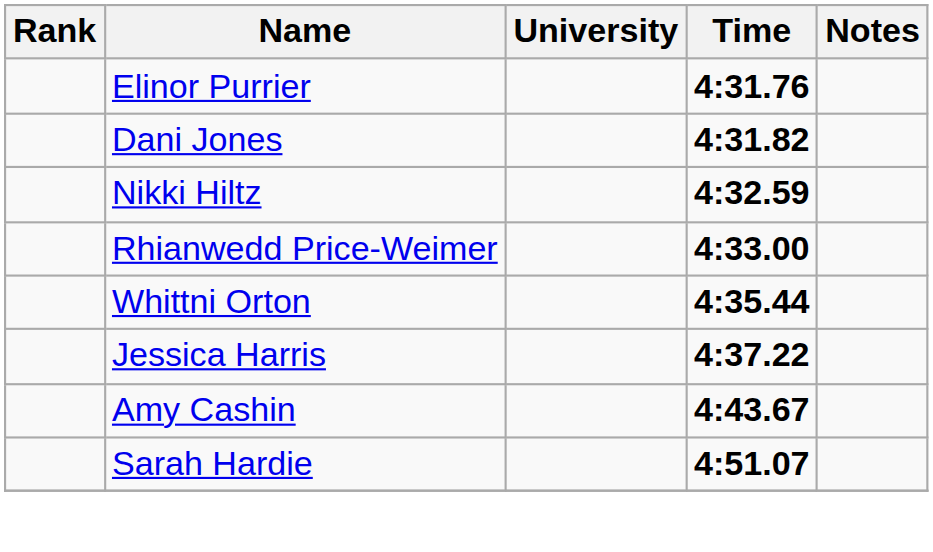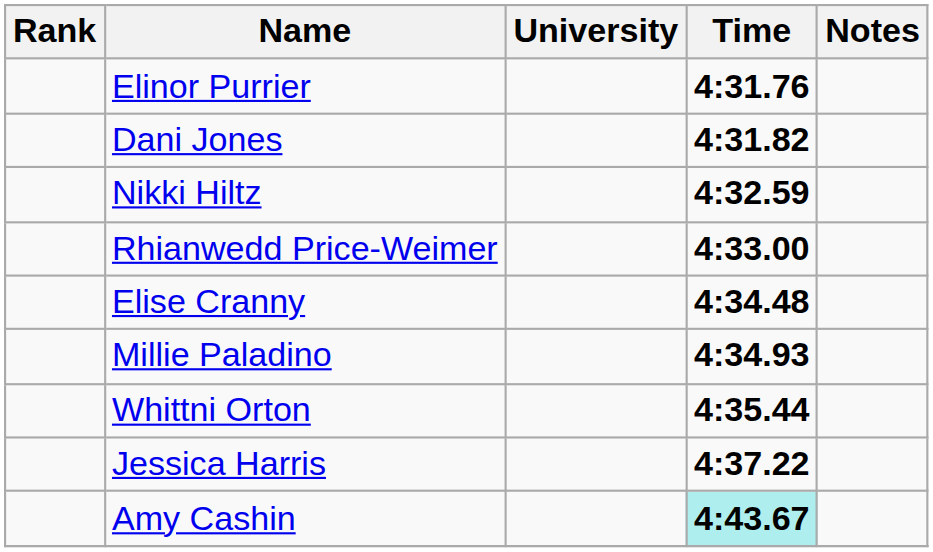+ row: (209, 301)
+ row: (222, 355)
(752, 409) no background -> (752, 517) paleturquoise background
- row: (212, 463)
